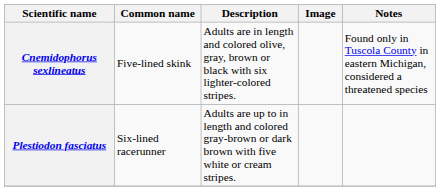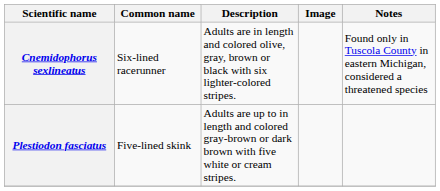(154, 63) Five-lined skink -> (141, 63) Six-lined racerunner
(141, 145) Six-lined racerunner -> (154, 145) Five-lined skink
